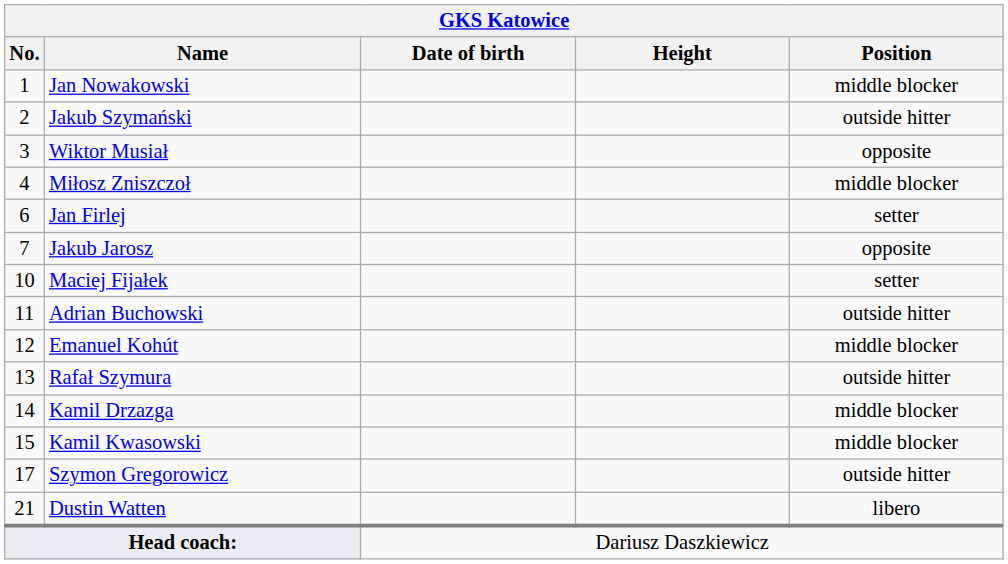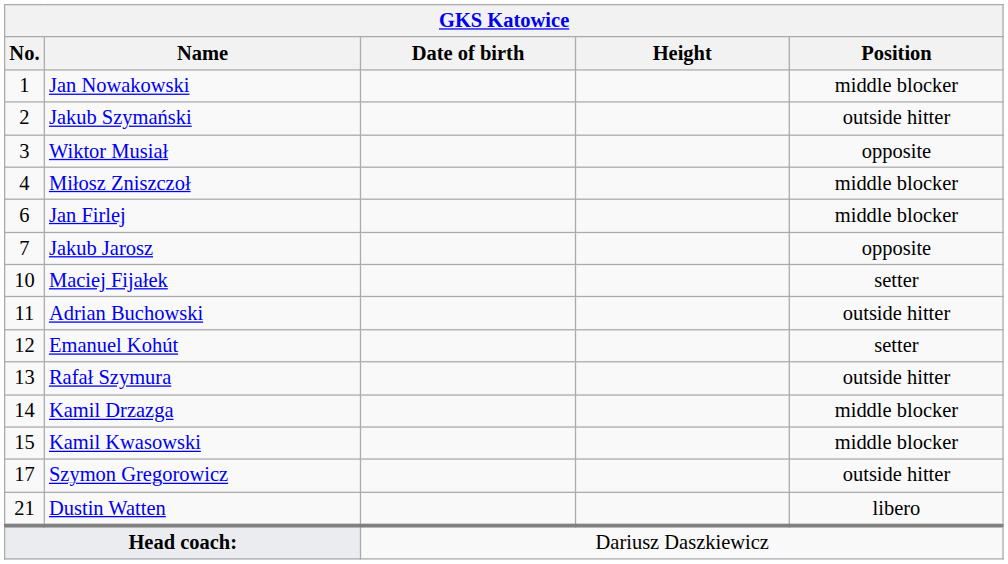(896, 215) setter -> (896, 215) middle blocker
(896, 345) middle blocker -> (896, 345) setter
